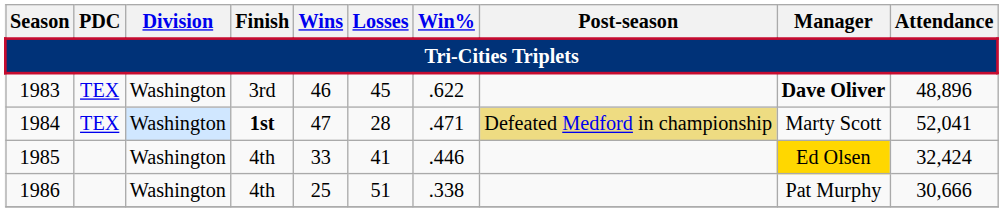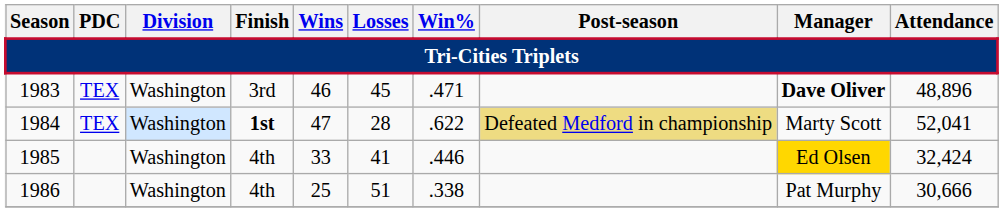(446, 90) .622 -> (446, 90) .471
(446, 124) .471 -> (446, 124) .622
